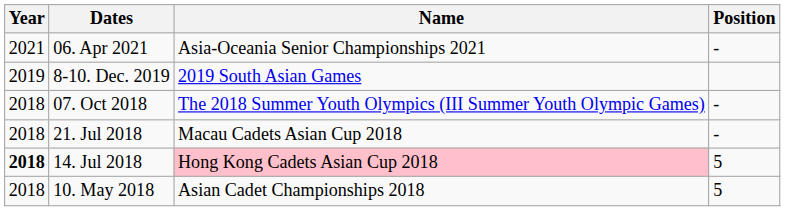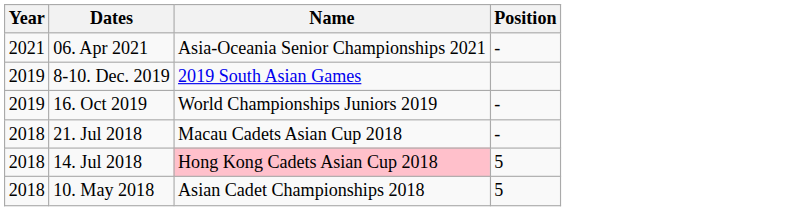+ row: (100, 104)
- row: (100, 104)
(27, 162) bold -> (27, 162) normal
